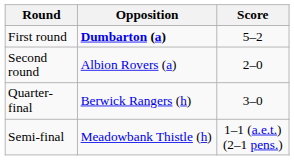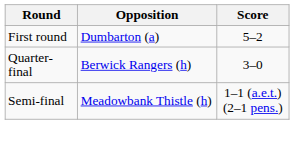(123, 36) bold -> (120, 36) normal
- row: (28, 64)
